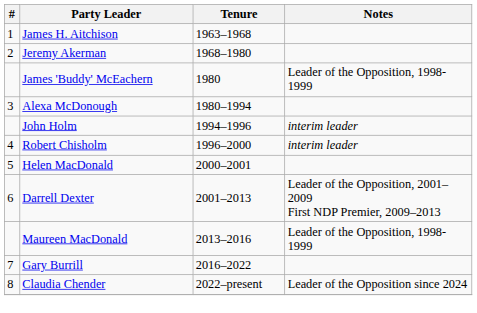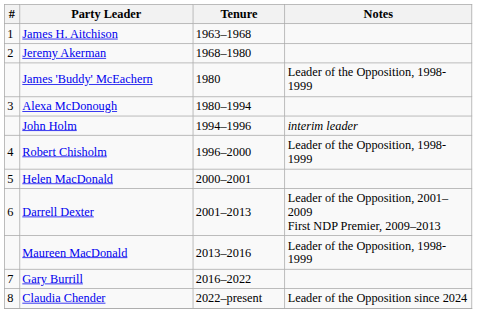(323, 145) interim leader -> (367, 152) Leader of the Opposition, 1998-1999
